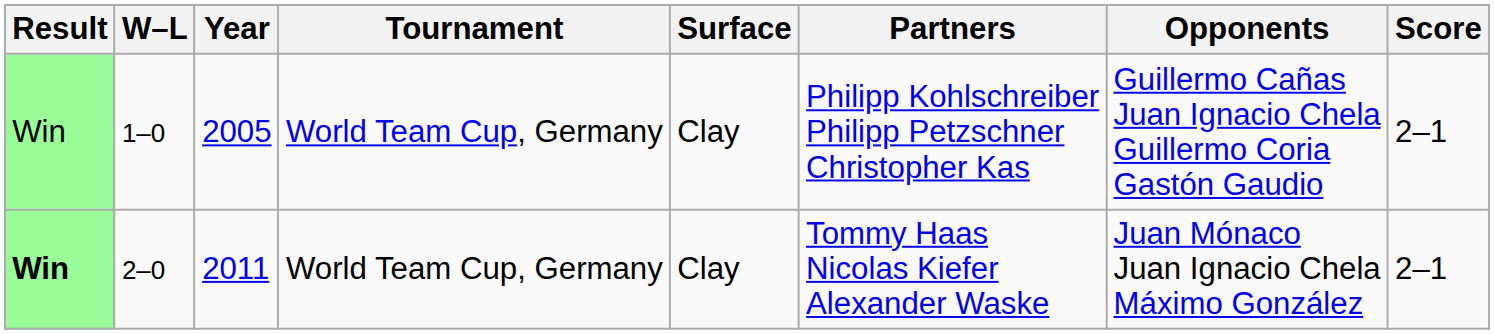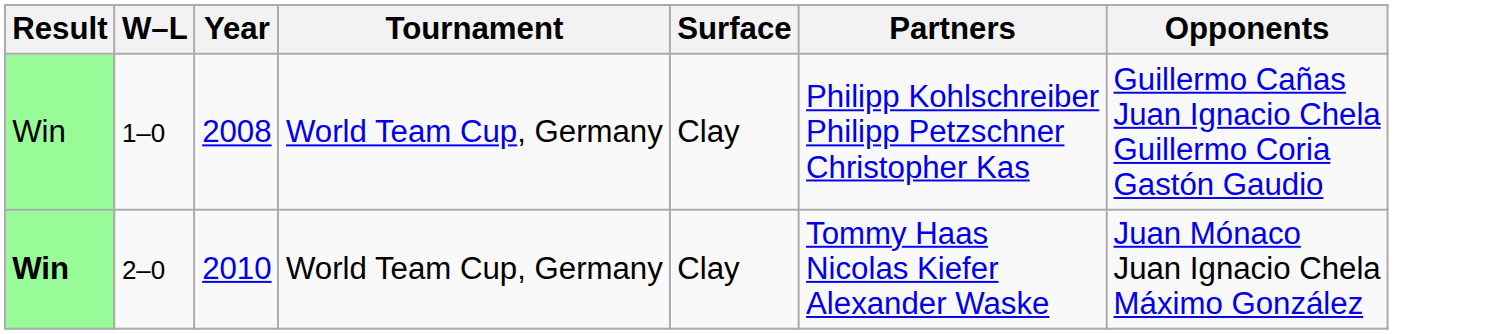- column: (1438, 29)
(237, 131) 2005 -> (237, 131) 2008
(236, 268) 2011 -> (237, 268) 2010
